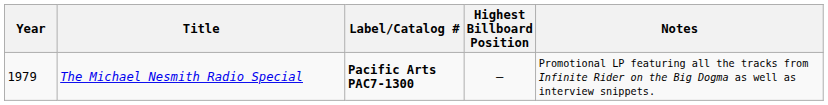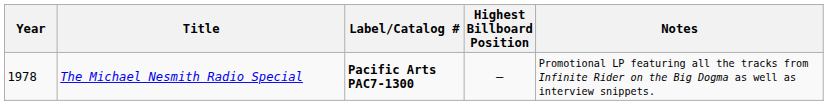(22, 77) 1979 -> (22, 77) 1978
